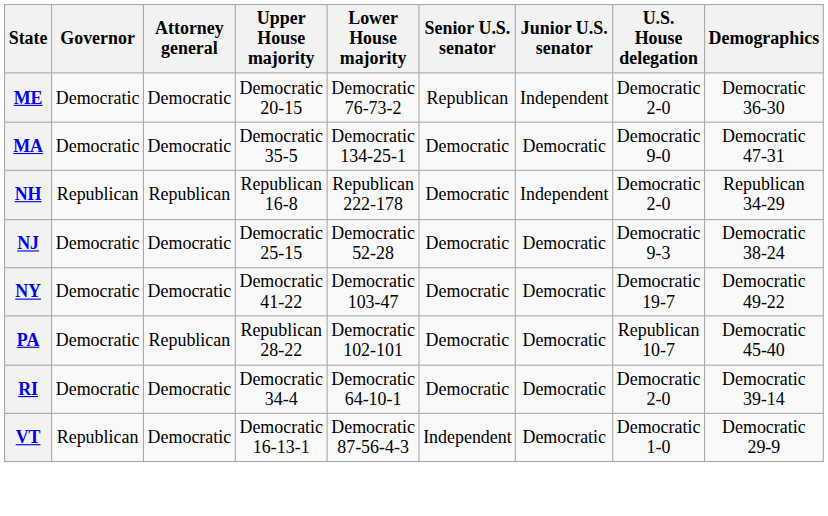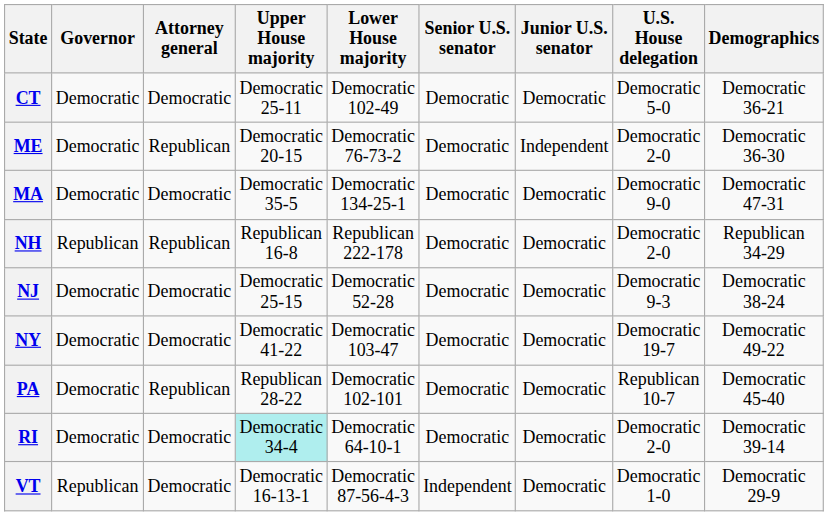+ row: (28, 97)
(189, 97) Democratic -> (189, 146) Republican
(467, 97) Republican -> (467, 146) Democratic
(564, 194) Independent -> (564, 243) Democratic
(281, 389) no background -> (281, 437) paleturquoise background
